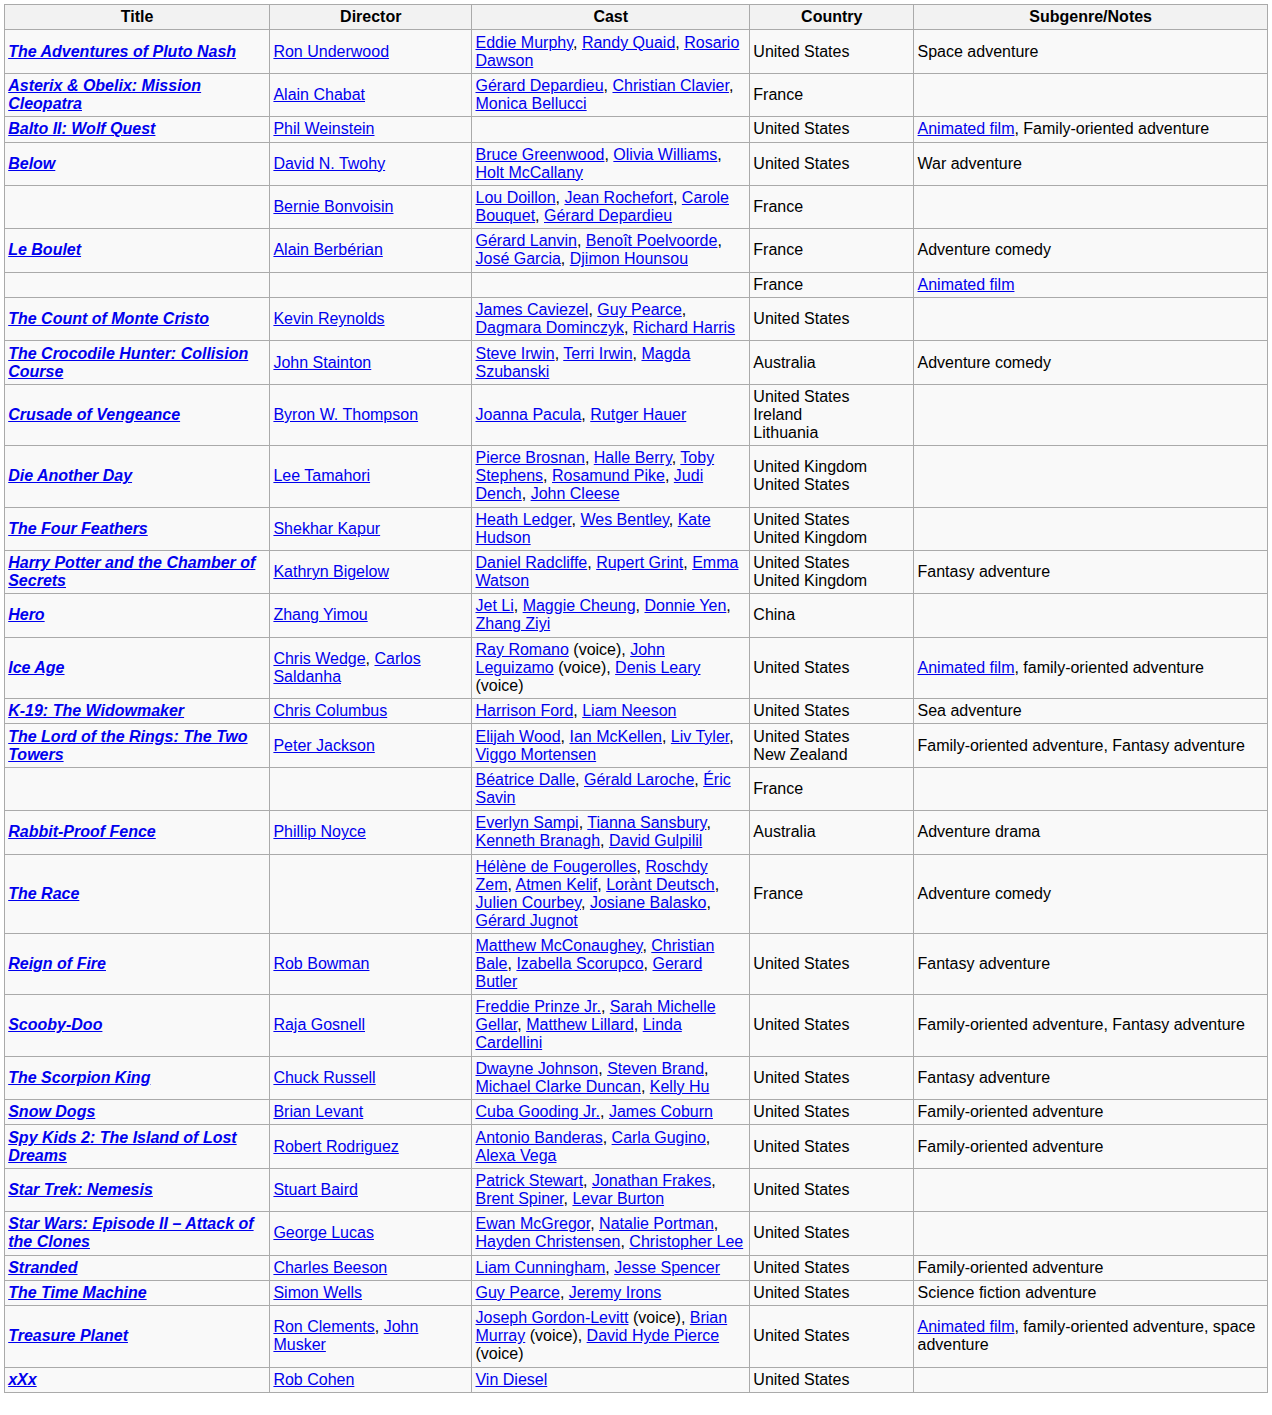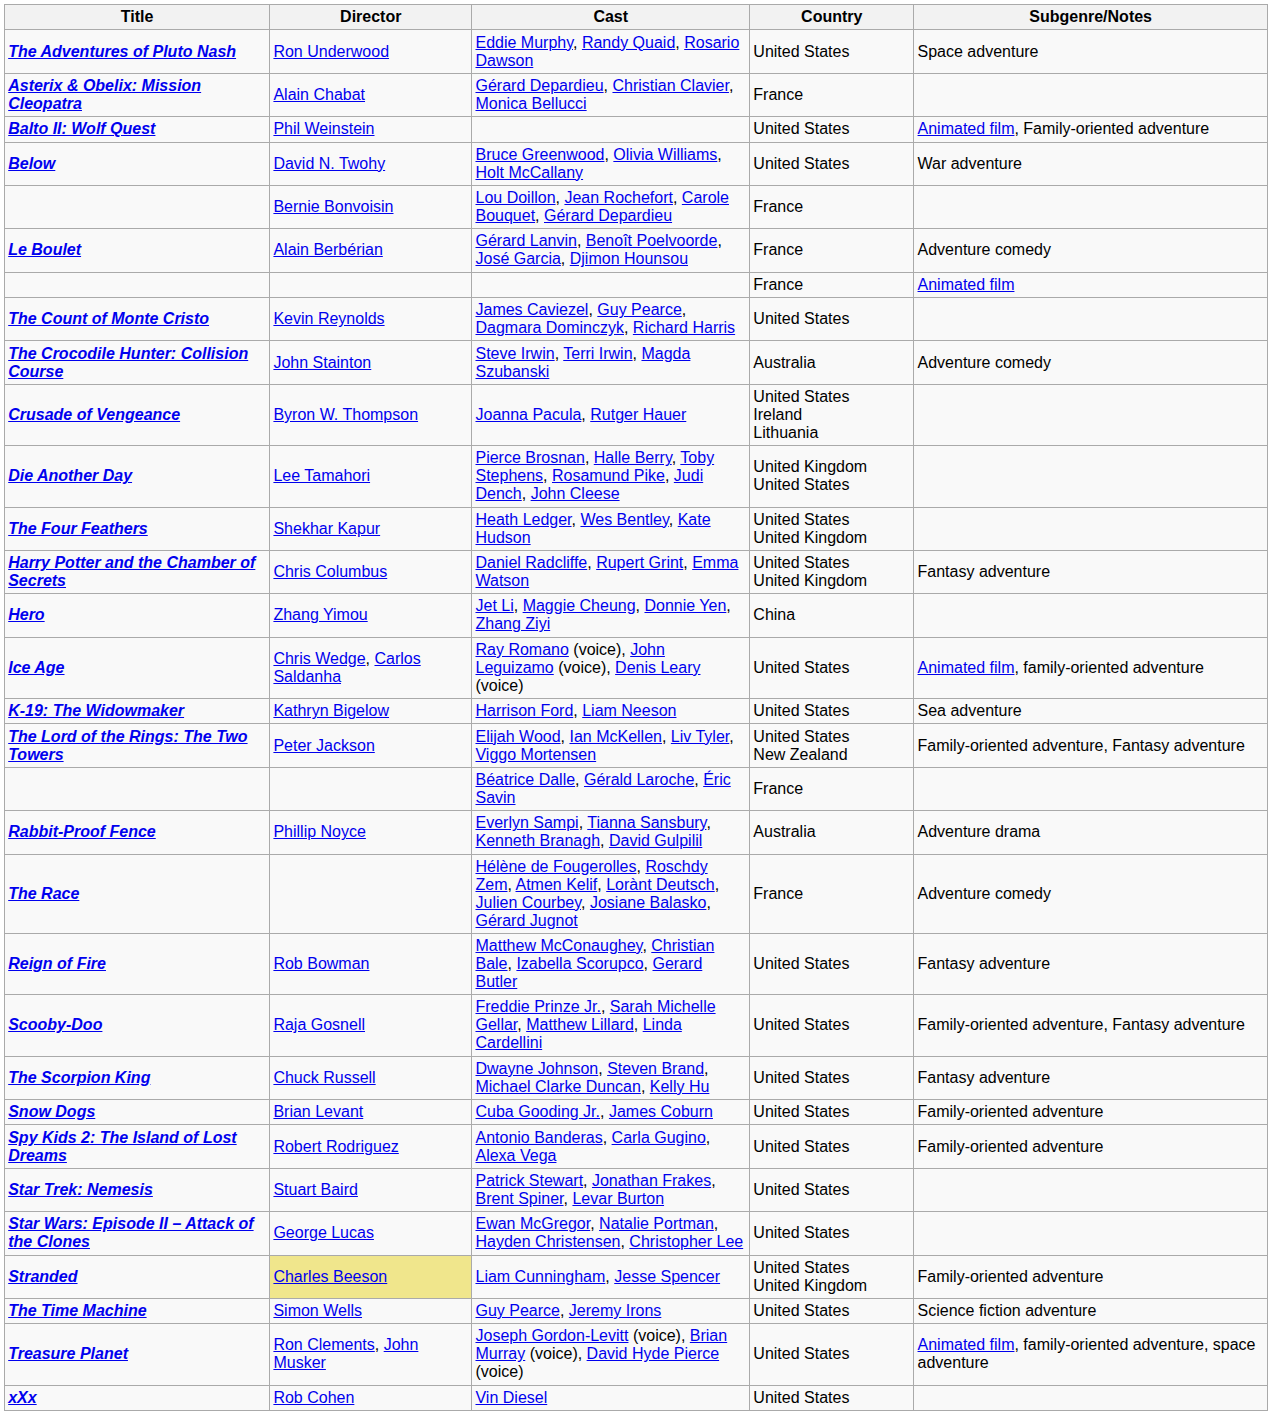(331, 572) Kathryn Bigelow -> (330, 572) Chris Columbus
(330, 711) Chris Columbus -> (331, 711) Kathryn Bigelow
(330, 1267) no background -> (330, 1276) khaki background
(801, 1267) United States -> (810, 1276) United States United Kingdom
